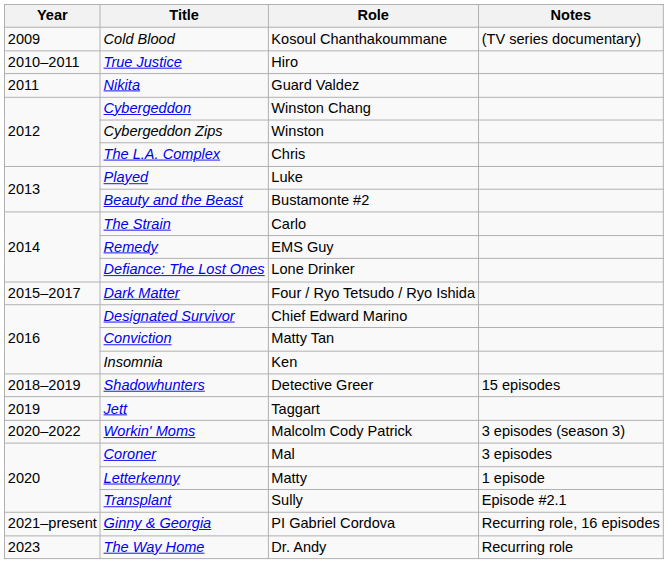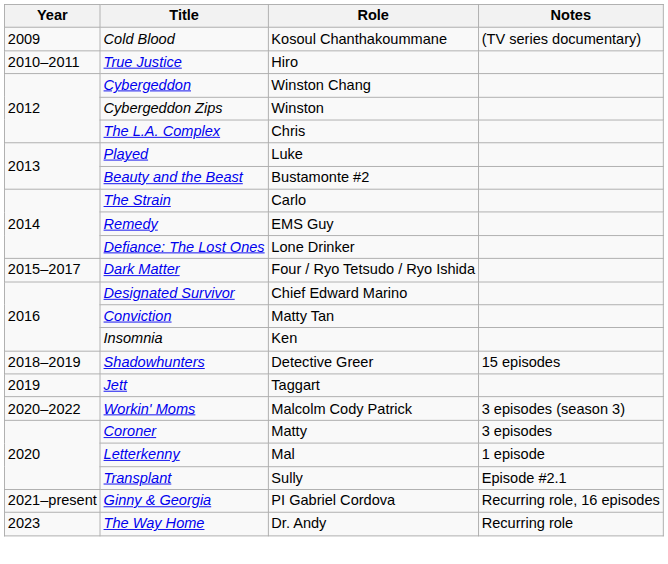- row: (122, 85)
(283, 454) Mal -> (289, 431) Matty
(289, 477) Matty -> (283, 454) Mal
